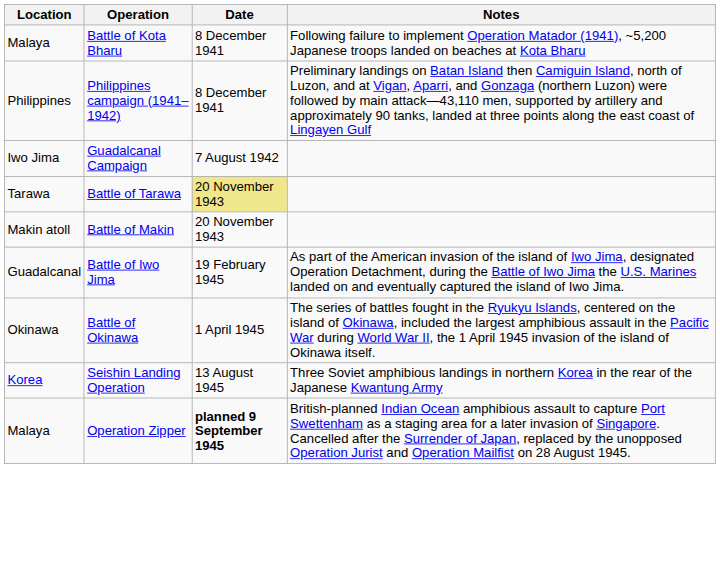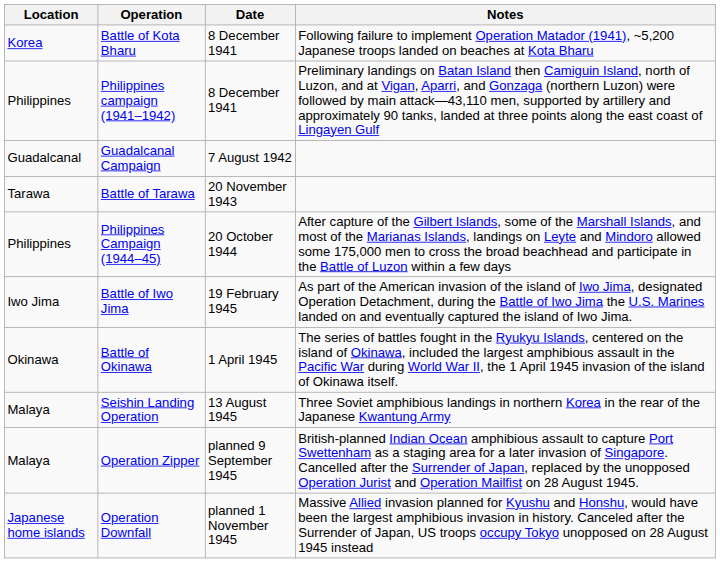(29, 43) Malaya -> (25, 43) Korea
(33, 158) Iwo Jima -> (44, 158) Guadalcanal
(234, 194) khaki background -> (247, 194) no background
- row: (131, 229)
+ row: (133, 244)
(44, 272) Guadalcanal -> (33, 302) Iwo Jima
(25, 380) Korea -> (29, 410) Malaya
(229, 430) bold -> (240, 460) normal
+ row: (130, 525)
